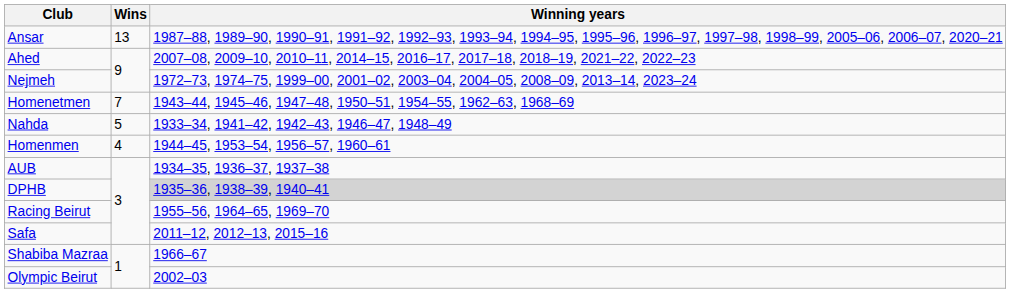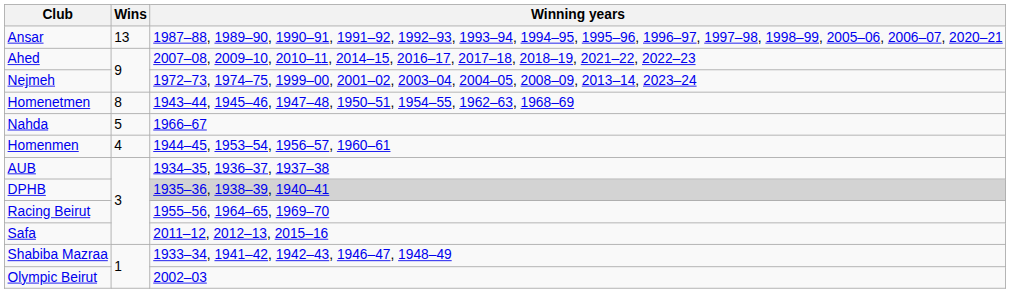(118, 102) 7 -> (118, 102) 8
(302, 124) 1933–34, 1941–42, 1942–43, 1946–47, 1948–49 -> (180, 124) 1966–67
(180, 255) 1966–67 -> (302, 255) 1933–34, 1941–42, 1942–43, 1946–47, 1948–49
